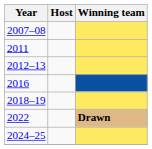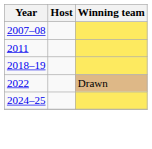- row: (26, 65)
- row: (18, 83)
(94, 118) bold -> (93, 83) normal
